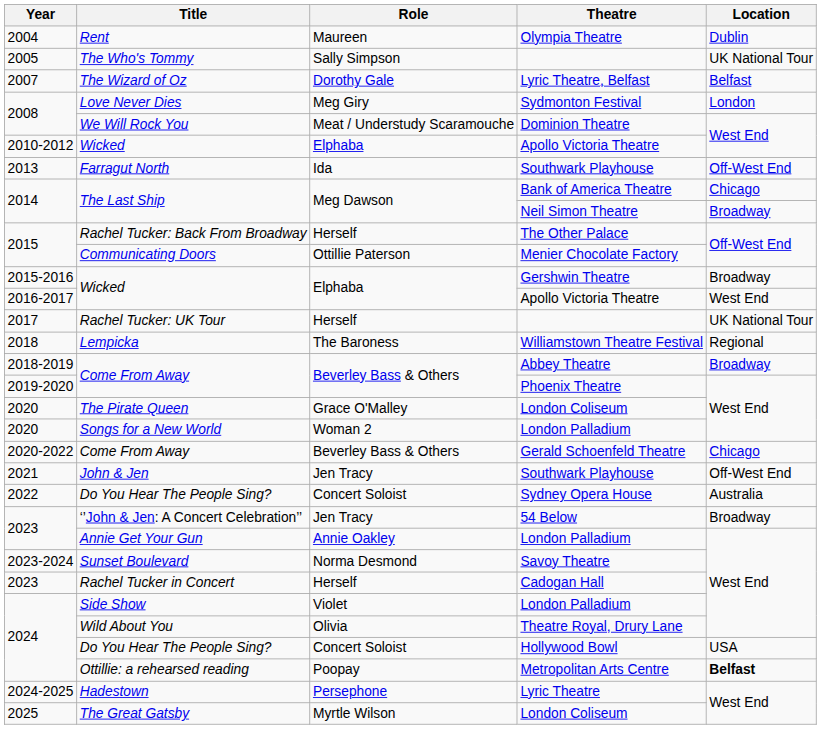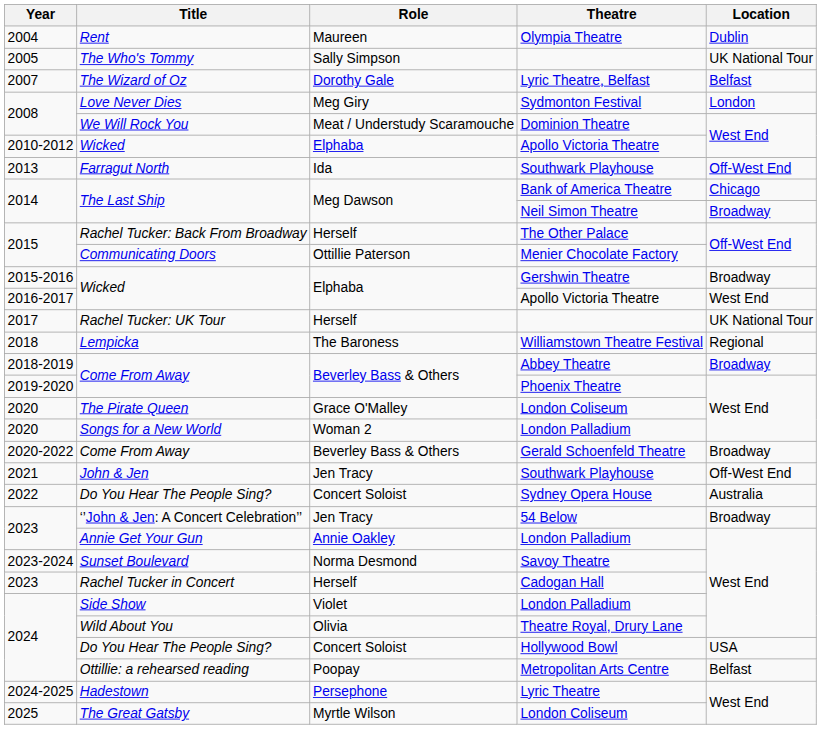(735, 451) Chicago -> (740, 451) Broadway
(732, 670) bold -> (730, 670) normal
